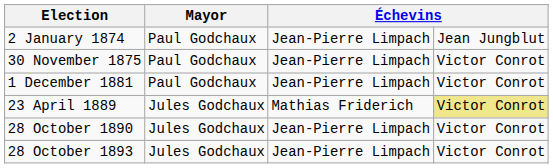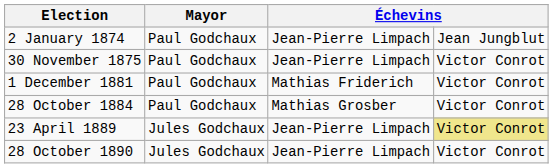(351, 84) Jean-Pierre Limpach -> (342, 84) Mathias Friderich
+ row: (70, 107)
(342, 107) Mathias Friderich -> (351, 129) Jean-Pierre Limpach
- row: (70, 152)
